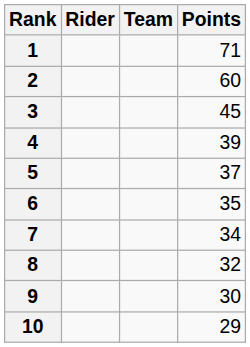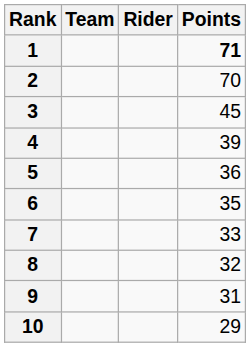columns swapped: (90, 19) <-> (148, 19)
(230, 50) normal -> (230, 50) bold
(230, 81) 60 -> (230, 81) 70
(230, 173) 37 -> (230, 173) 36
(230, 234) 34 -> (230, 234) 33
(230, 296) 30 -> (230, 296) 31
